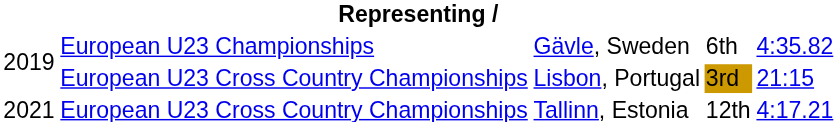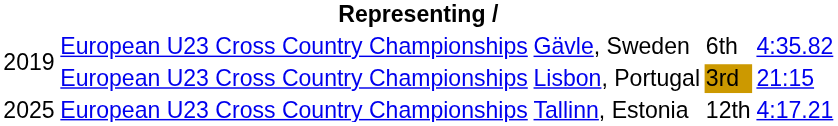(217, 46) European U23 Championships -> (294, 46) European U23 Cross Country Championships
(29, 110) 2021 -> (29, 110) 2025
